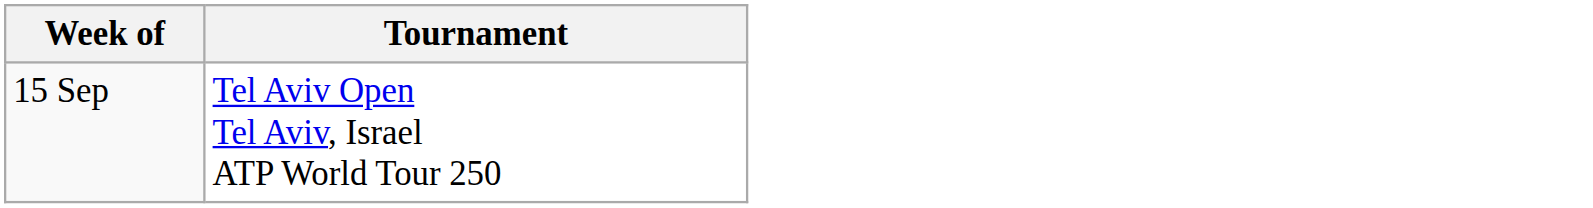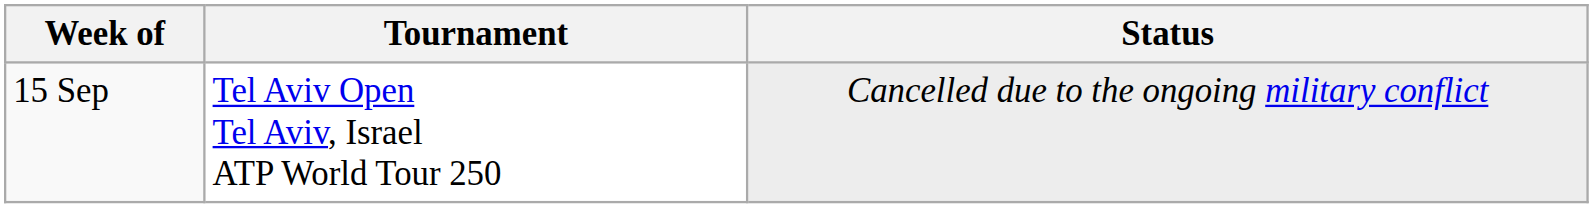+ column: (1168, 33)
